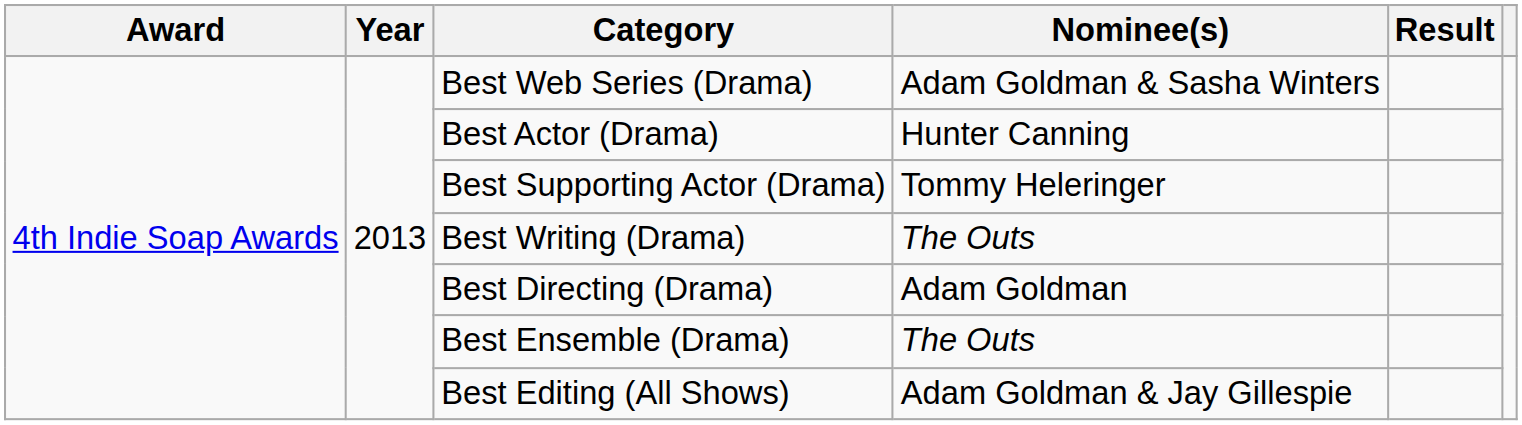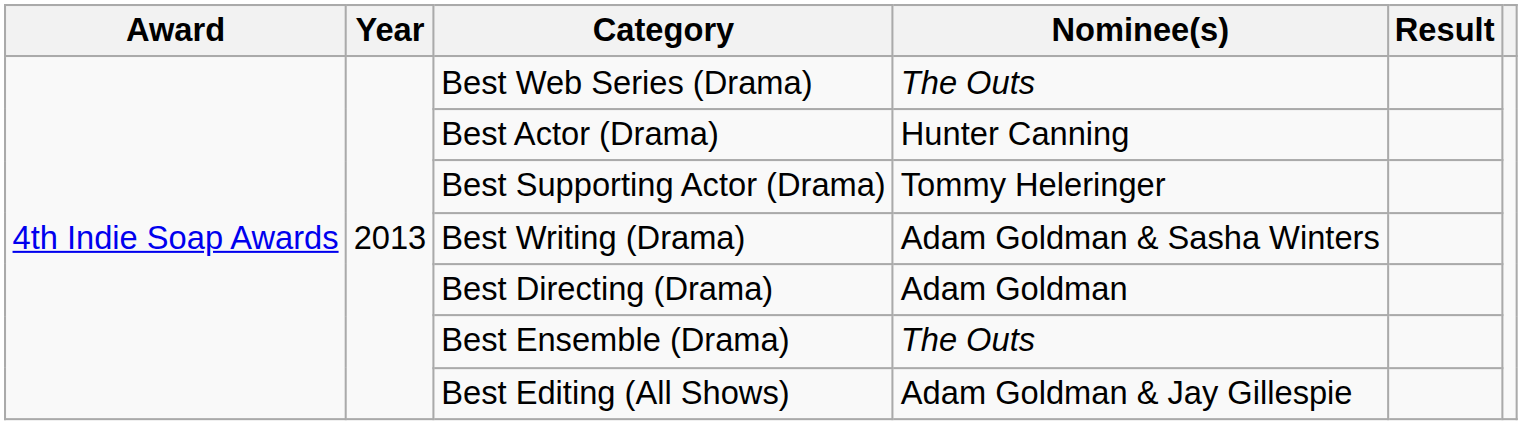(1140, 82) Adam Goldman & Sasha Winters -> (968, 82) The Outs
(968, 237) The Outs -> (1140, 237) Adam Goldman & Sasha Winters
